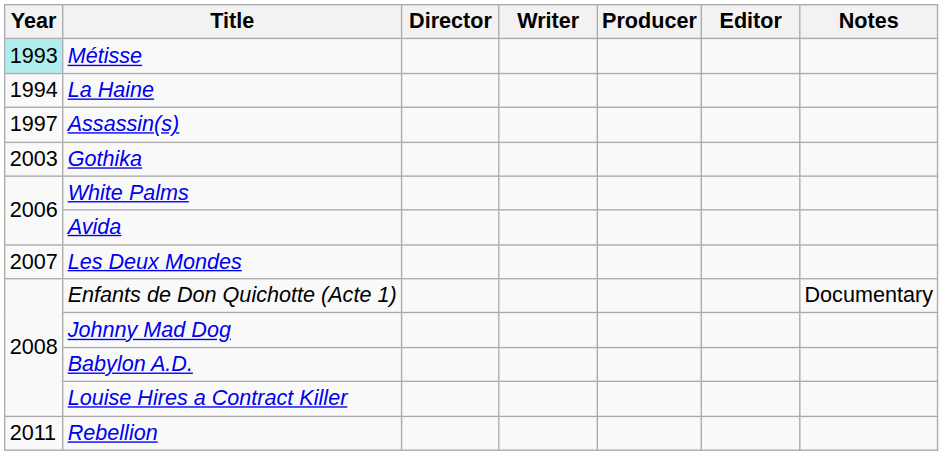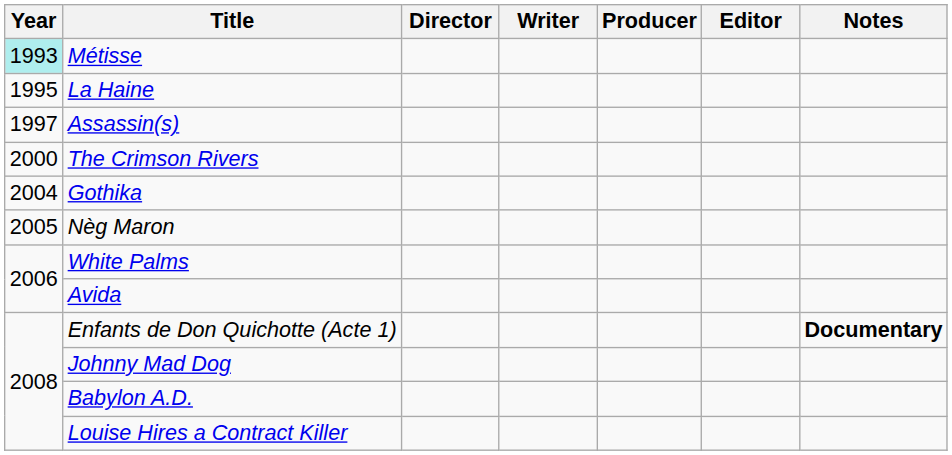(34, 90) 1994 -> (34, 90) 1995
+ row: (163, 158)
(34, 158) 2003 -> (34, 192) 2004
+ row: (121, 227)
- row: (155, 261)
(869, 295) normal -> (874, 329) bold
- row: (113, 432)
